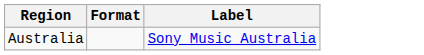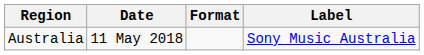+ column: (137, 16)
